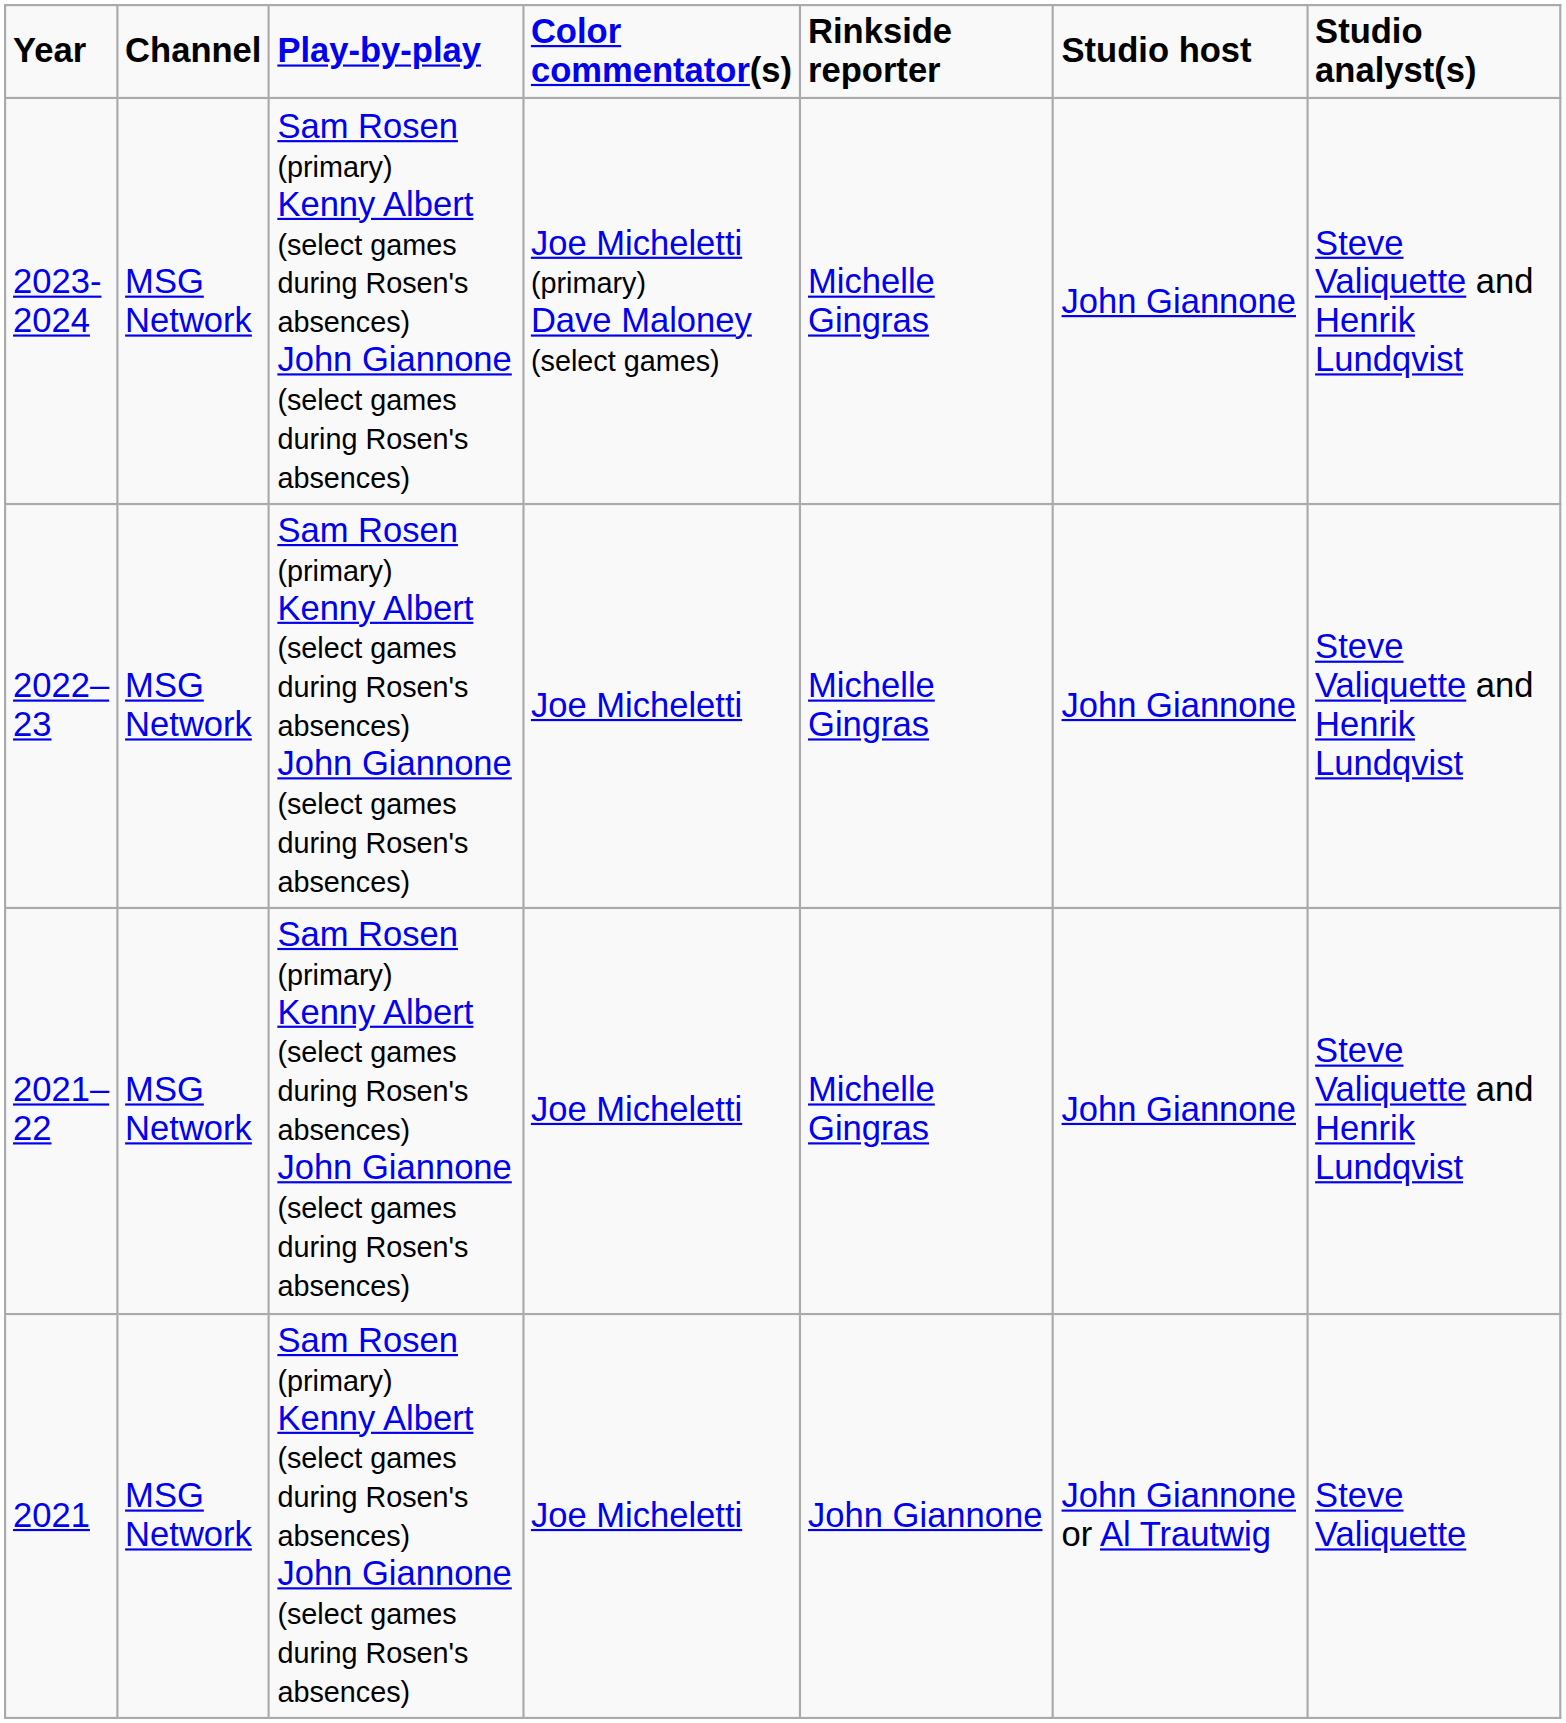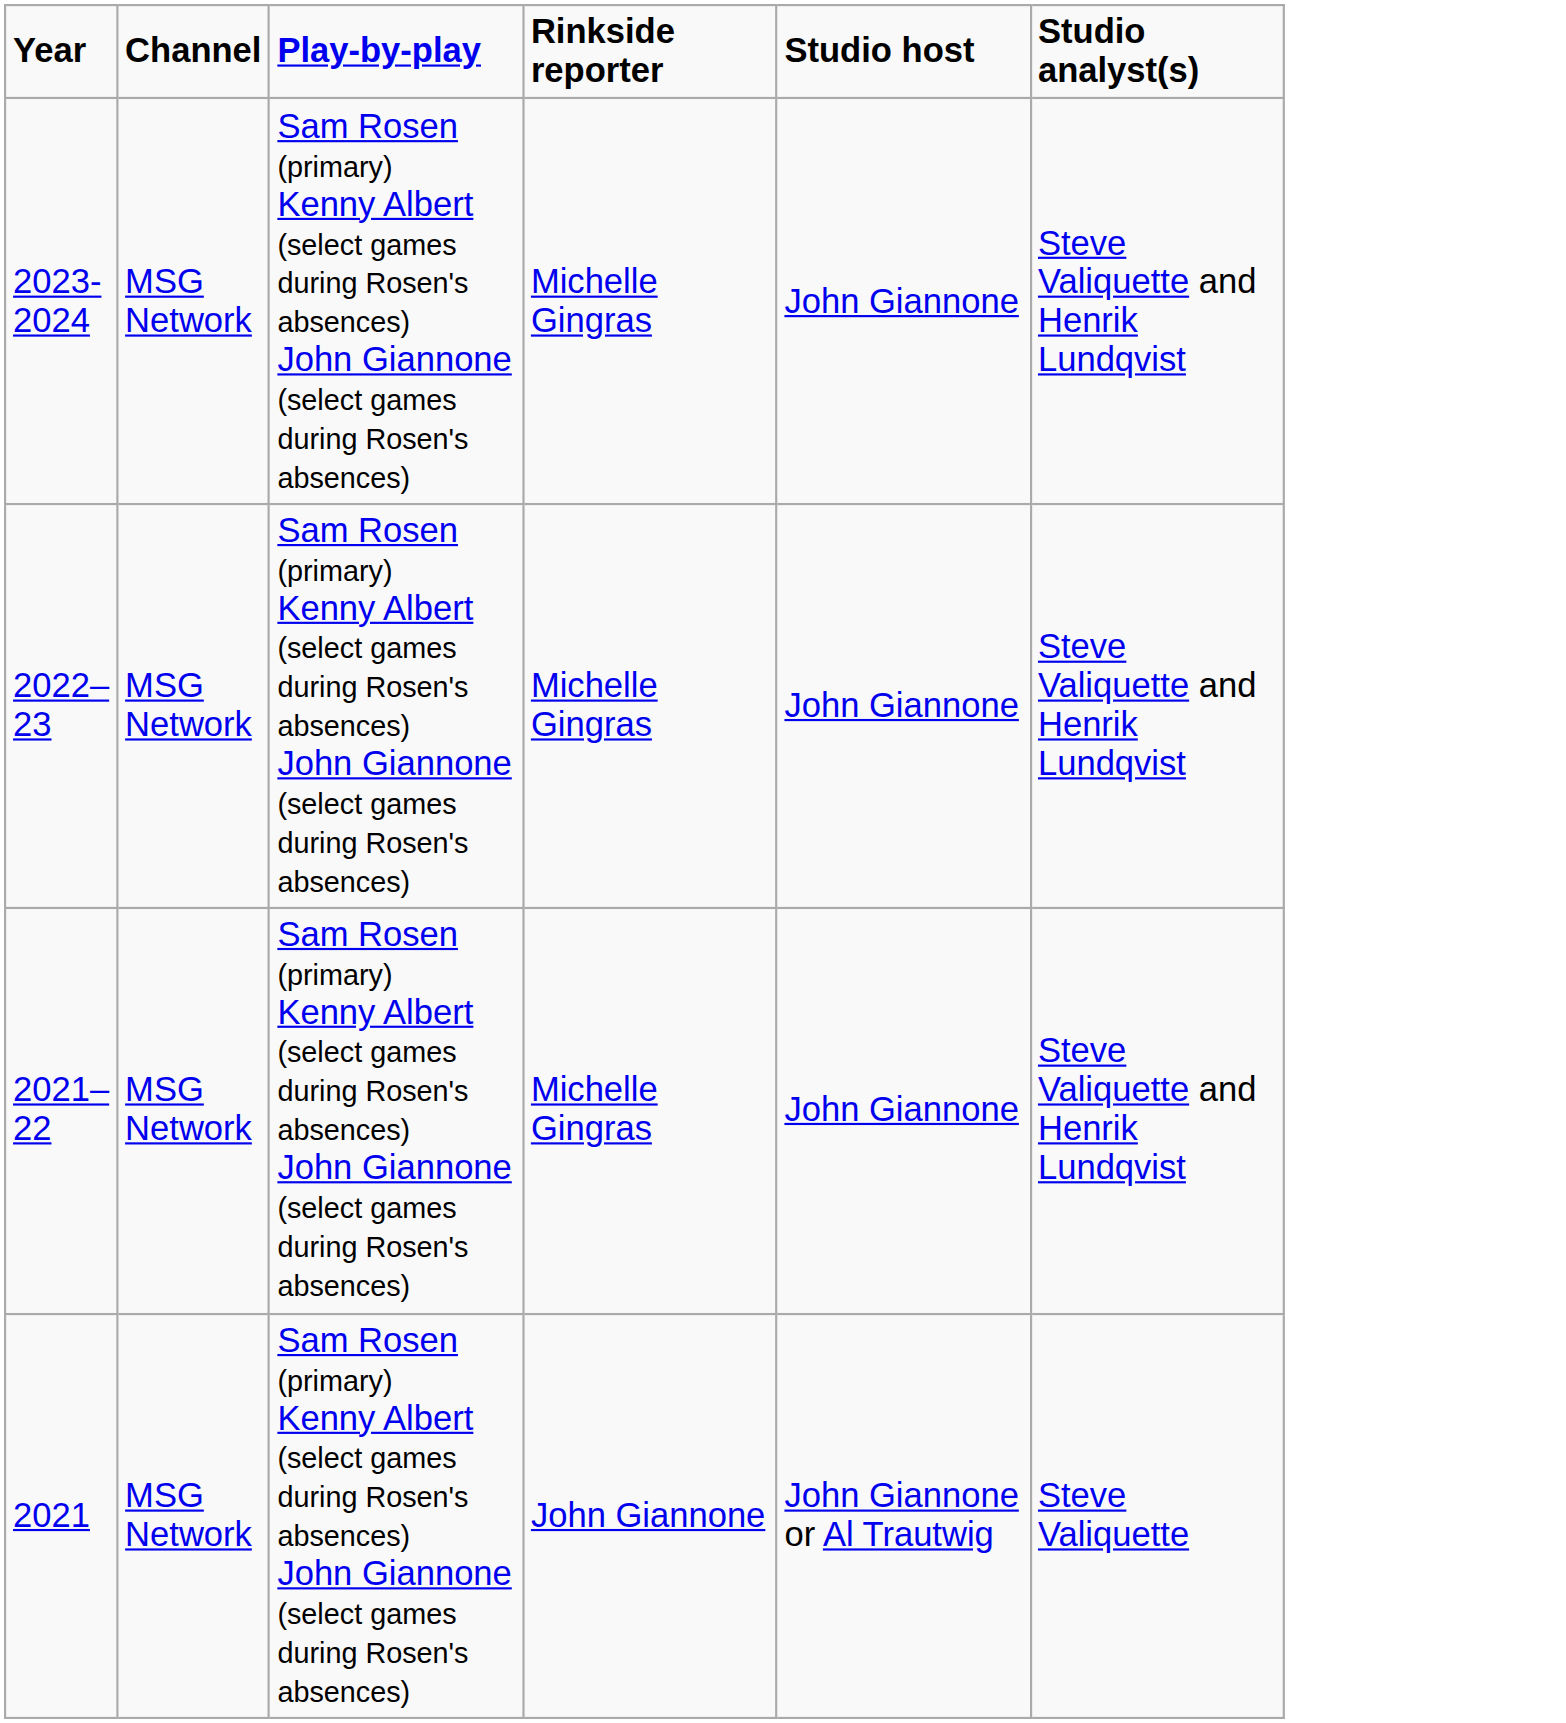- column: (662, 51)
